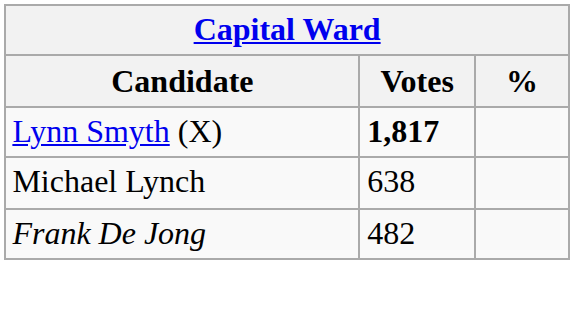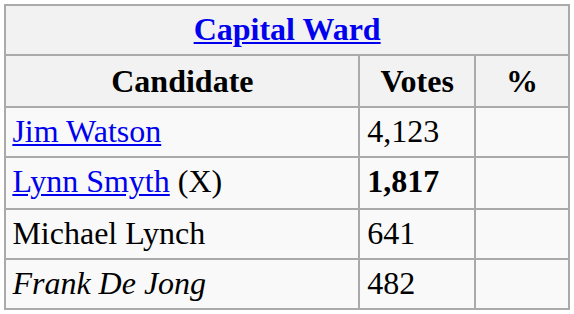+ row: (87, 131)
(391, 182) 638 -> (391, 232) 641
